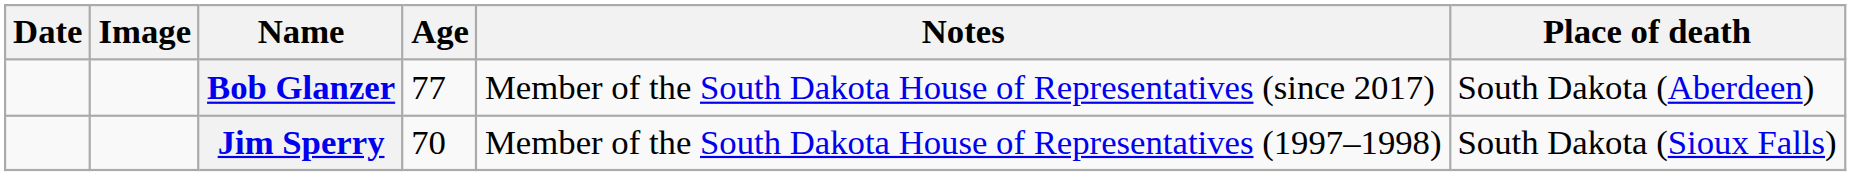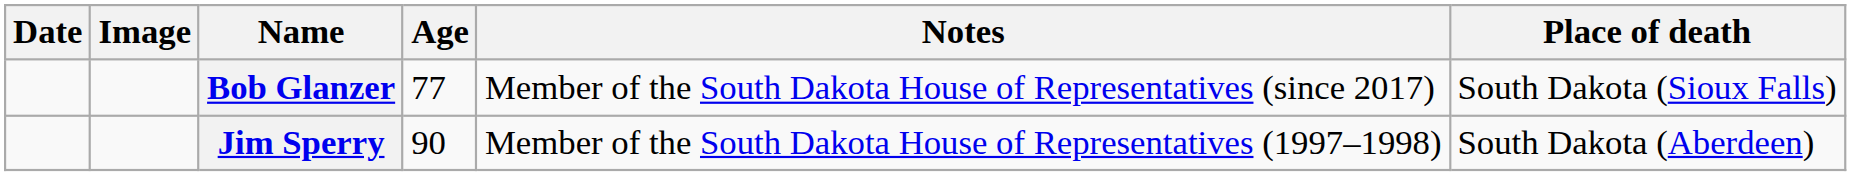(1636, 87) South Dakota (Aberdeen) -> (1647, 87) South Dakota (Sioux Falls)
(429, 142) 70 -> (429, 142) 90
(1647, 142) South Dakota (Sioux Falls) -> (1636, 142) South Dakota (Aberdeen)
